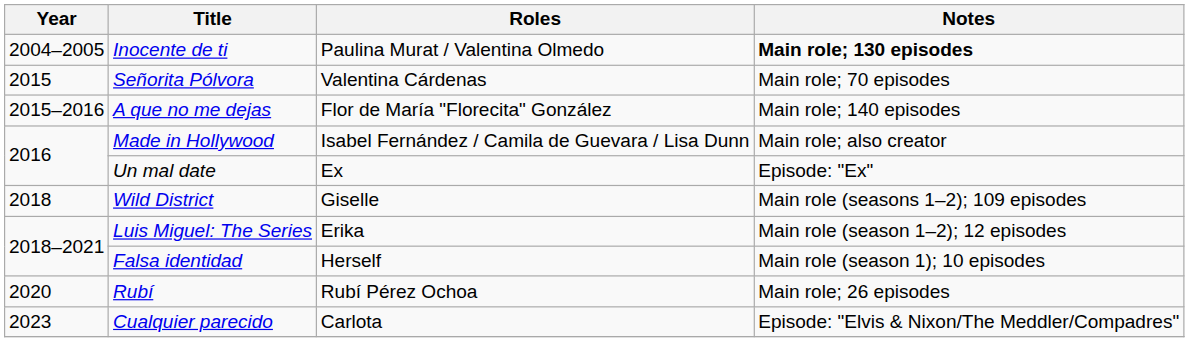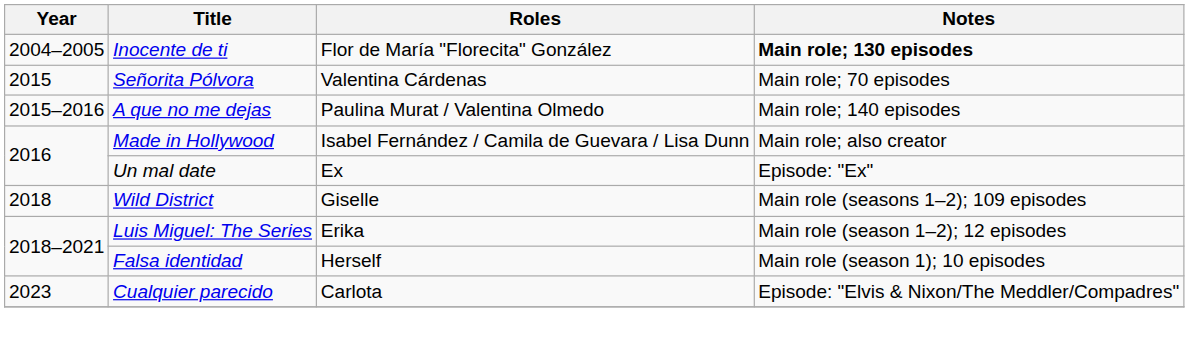(462, 49) Paulina Murat / Valentina Olmedo -> (466, 49) Flor de María "Florecita" González
(466, 110) Flor de María "Florecita" González -> (462, 110) Paulina Murat / Valentina Olmedo
- row: (133, 291)
